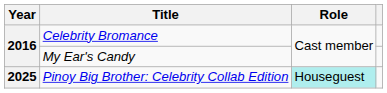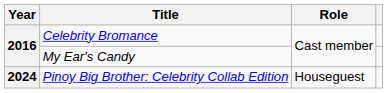(22, 77) 2025 -> (22, 77) 2024
(329, 77) paleturquoise background -> (329, 77) no background
